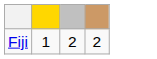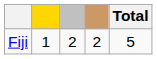+ column: (131, 16)
